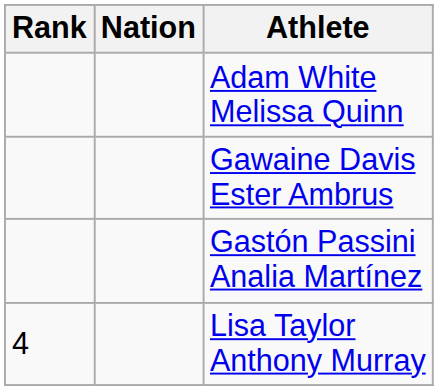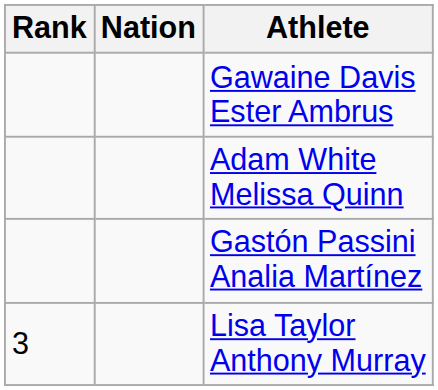rows swapped: (307, 94) <-> (313, 177)
(21, 342) 4 -> (21, 342) 3
